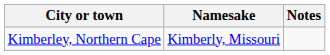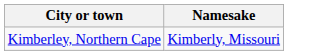- column: (304, 15)
